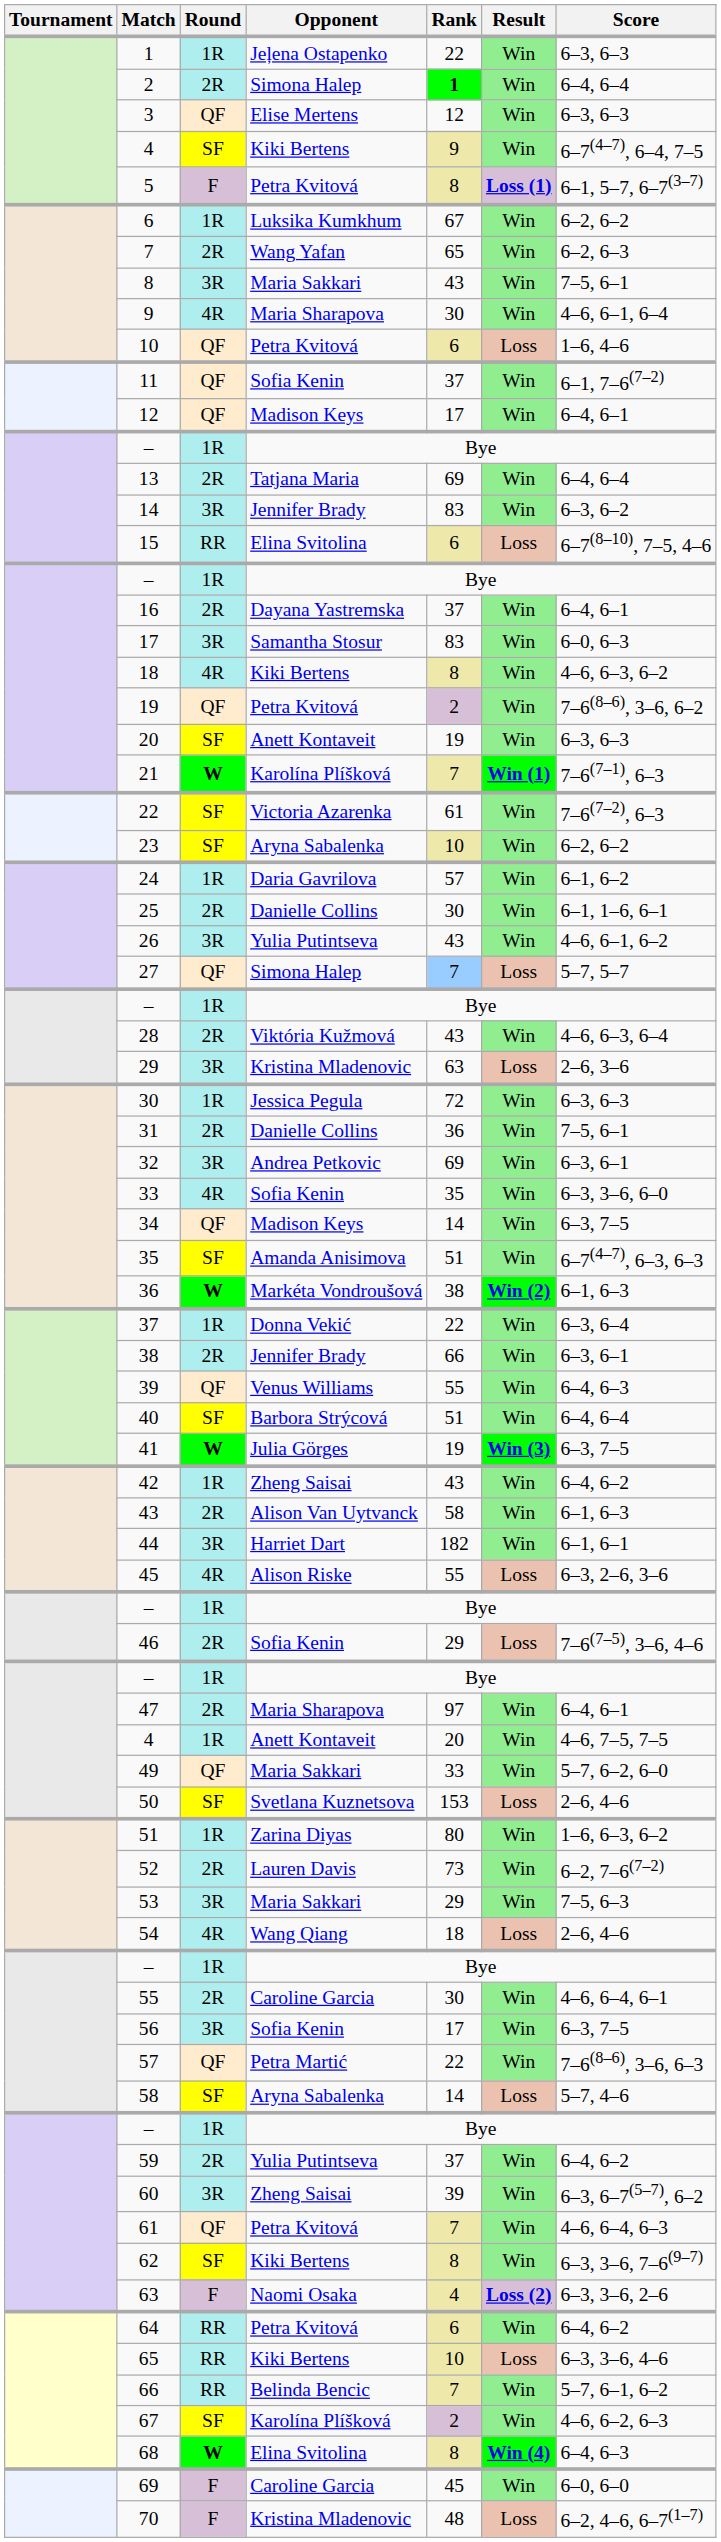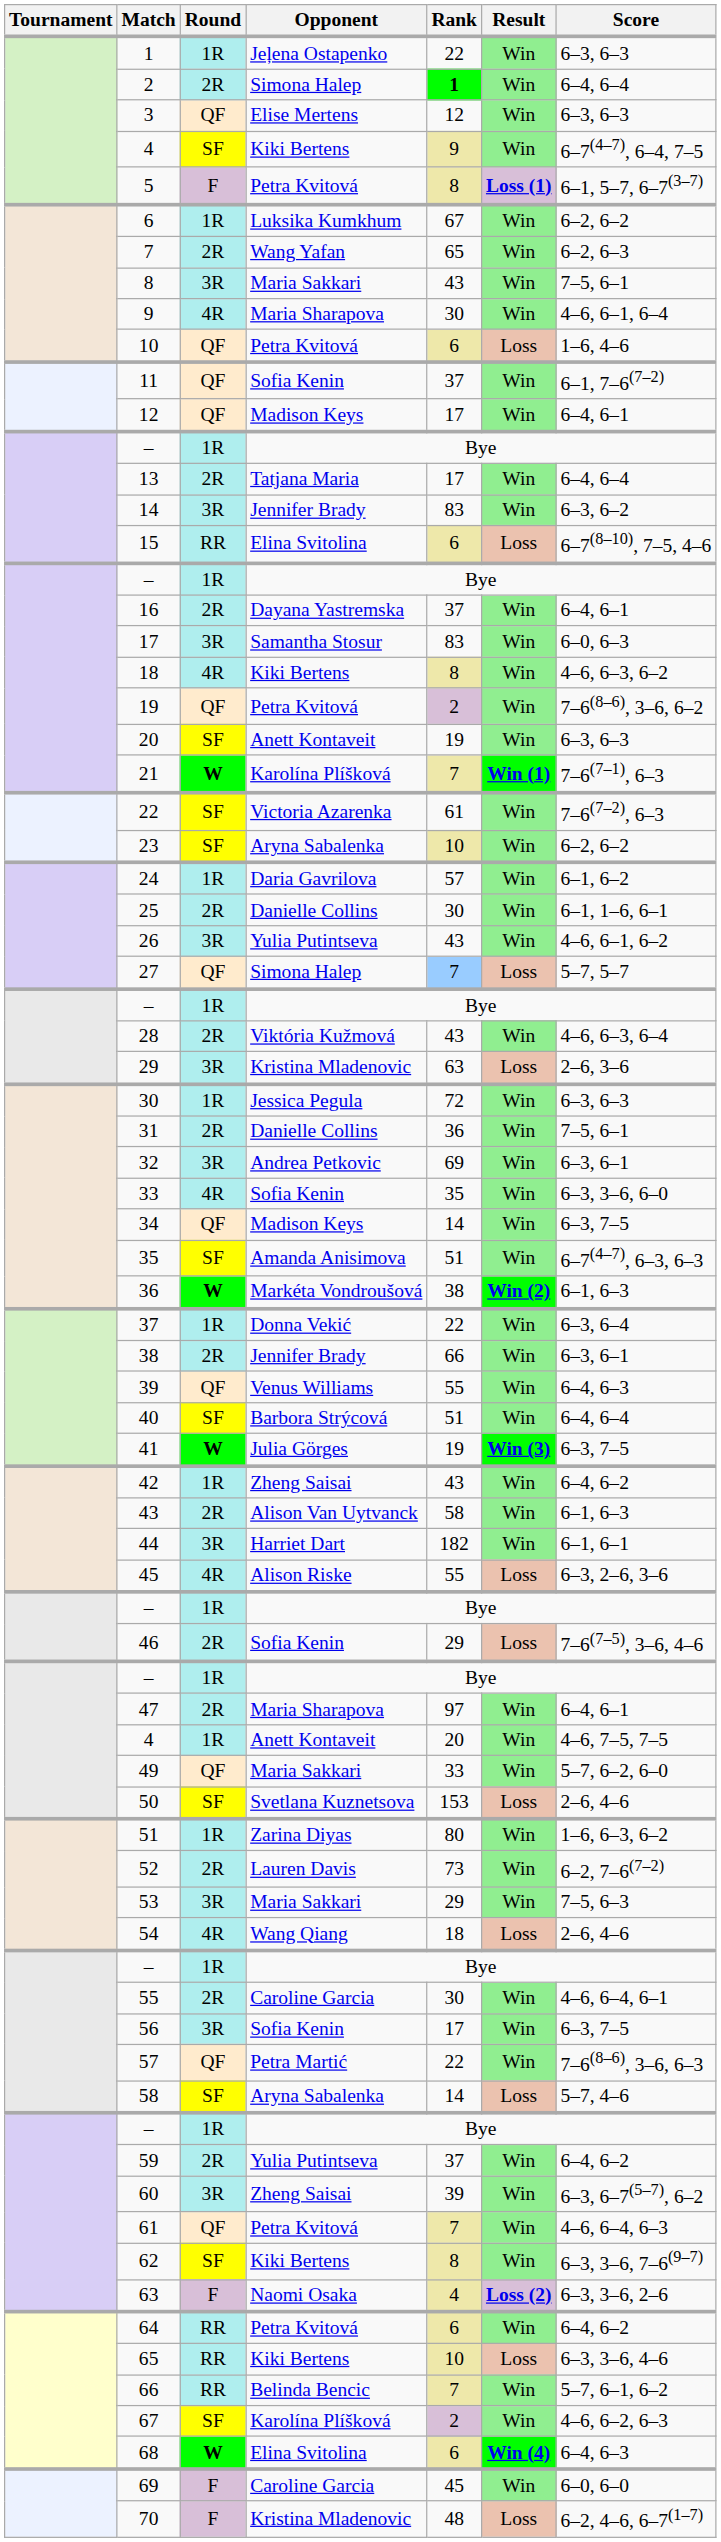(454, 478) 69 -> (454, 478) 17
(454, 2451) 8 -> (454, 2451) 6
